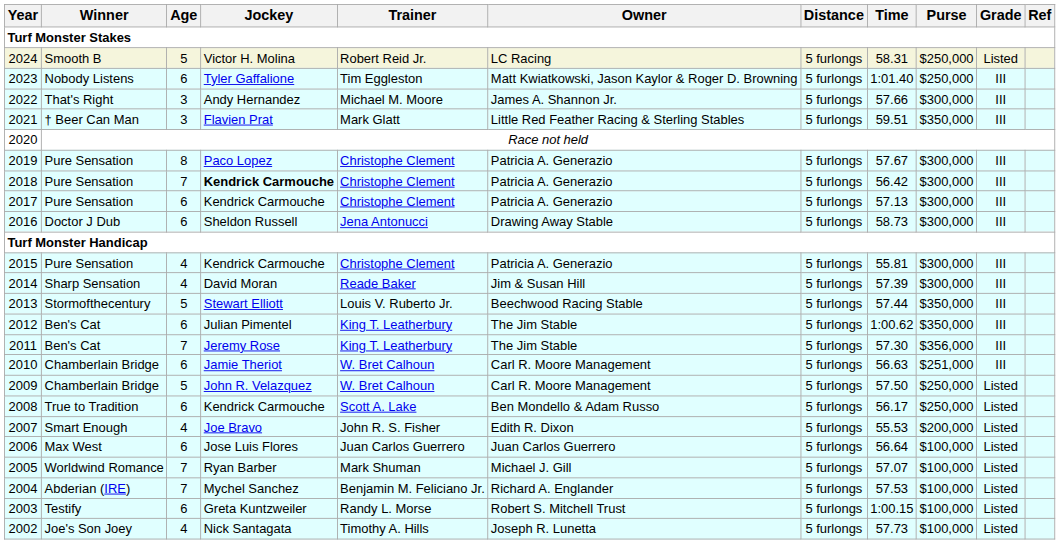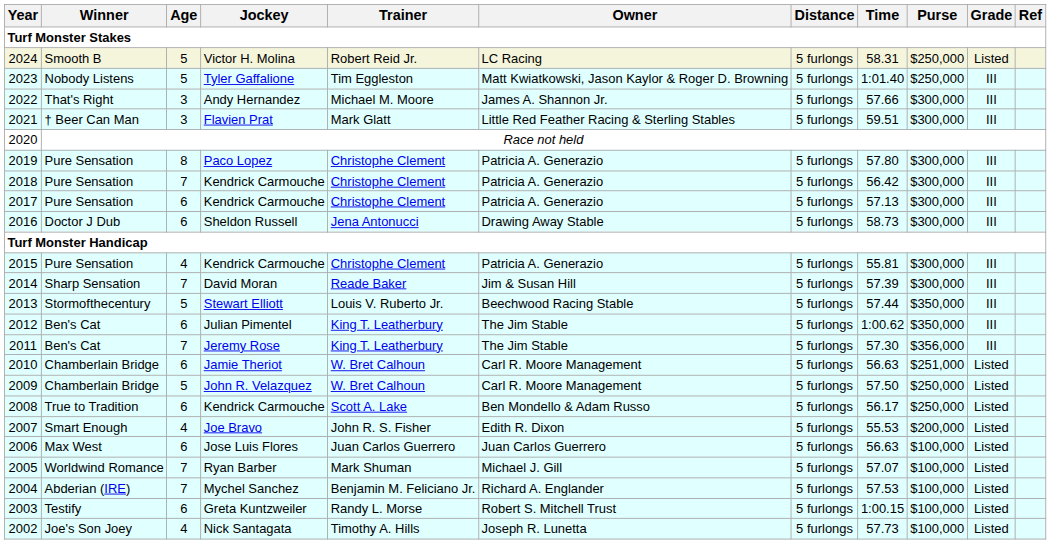(184, 78) 6 -> (184, 78) 5
(947, 119) $350,000 -> (937, 119) $300,000
(892, 160) 57.67 -> (883, 160) 57.80
(269, 181) bold -> (264, 181) normal
(184, 283) 4 -> (184, 283) 7
(1001, 365) III -> (991, 365) Listed
(892, 447) 56.64 -> (883, 447) 56.63
